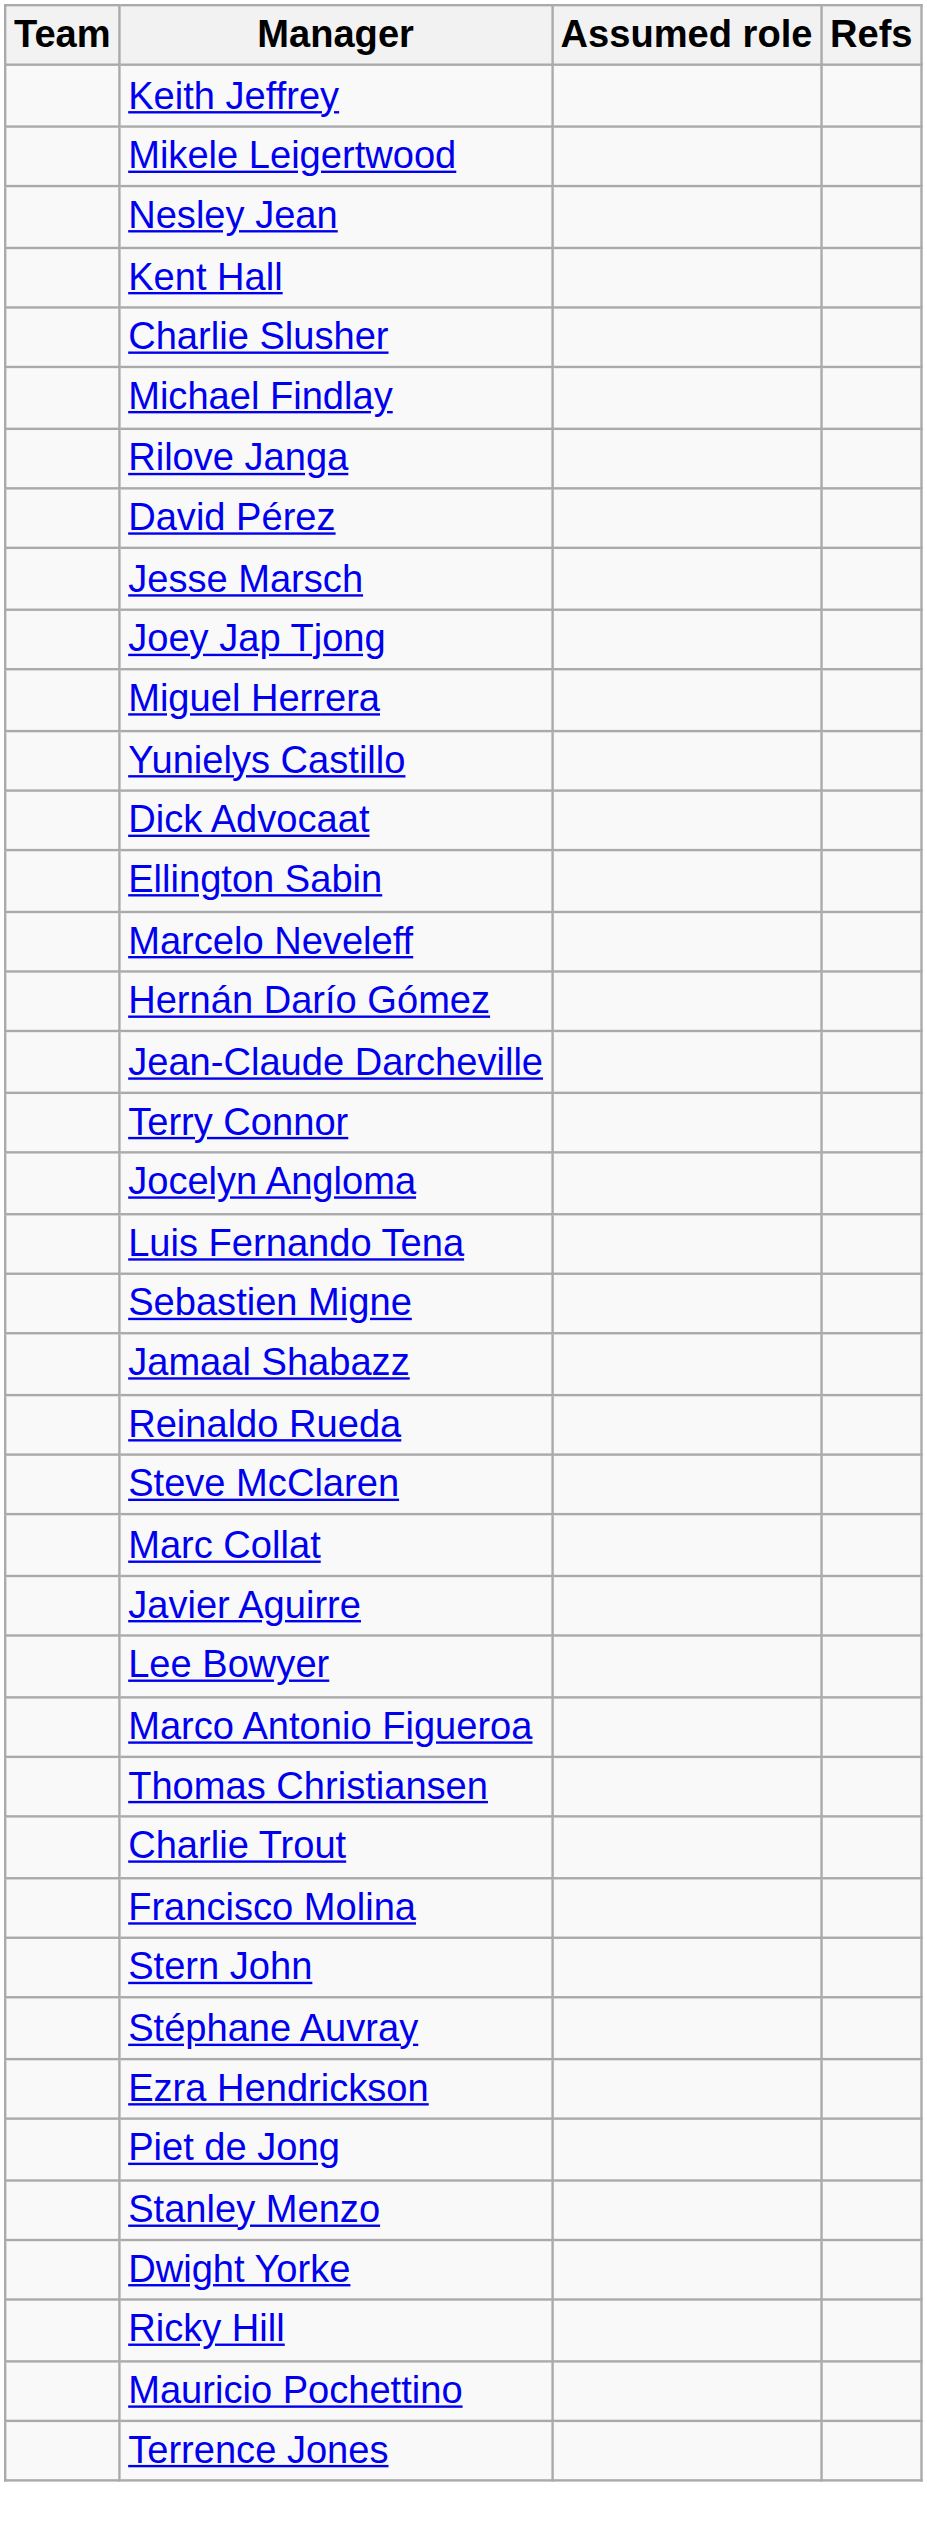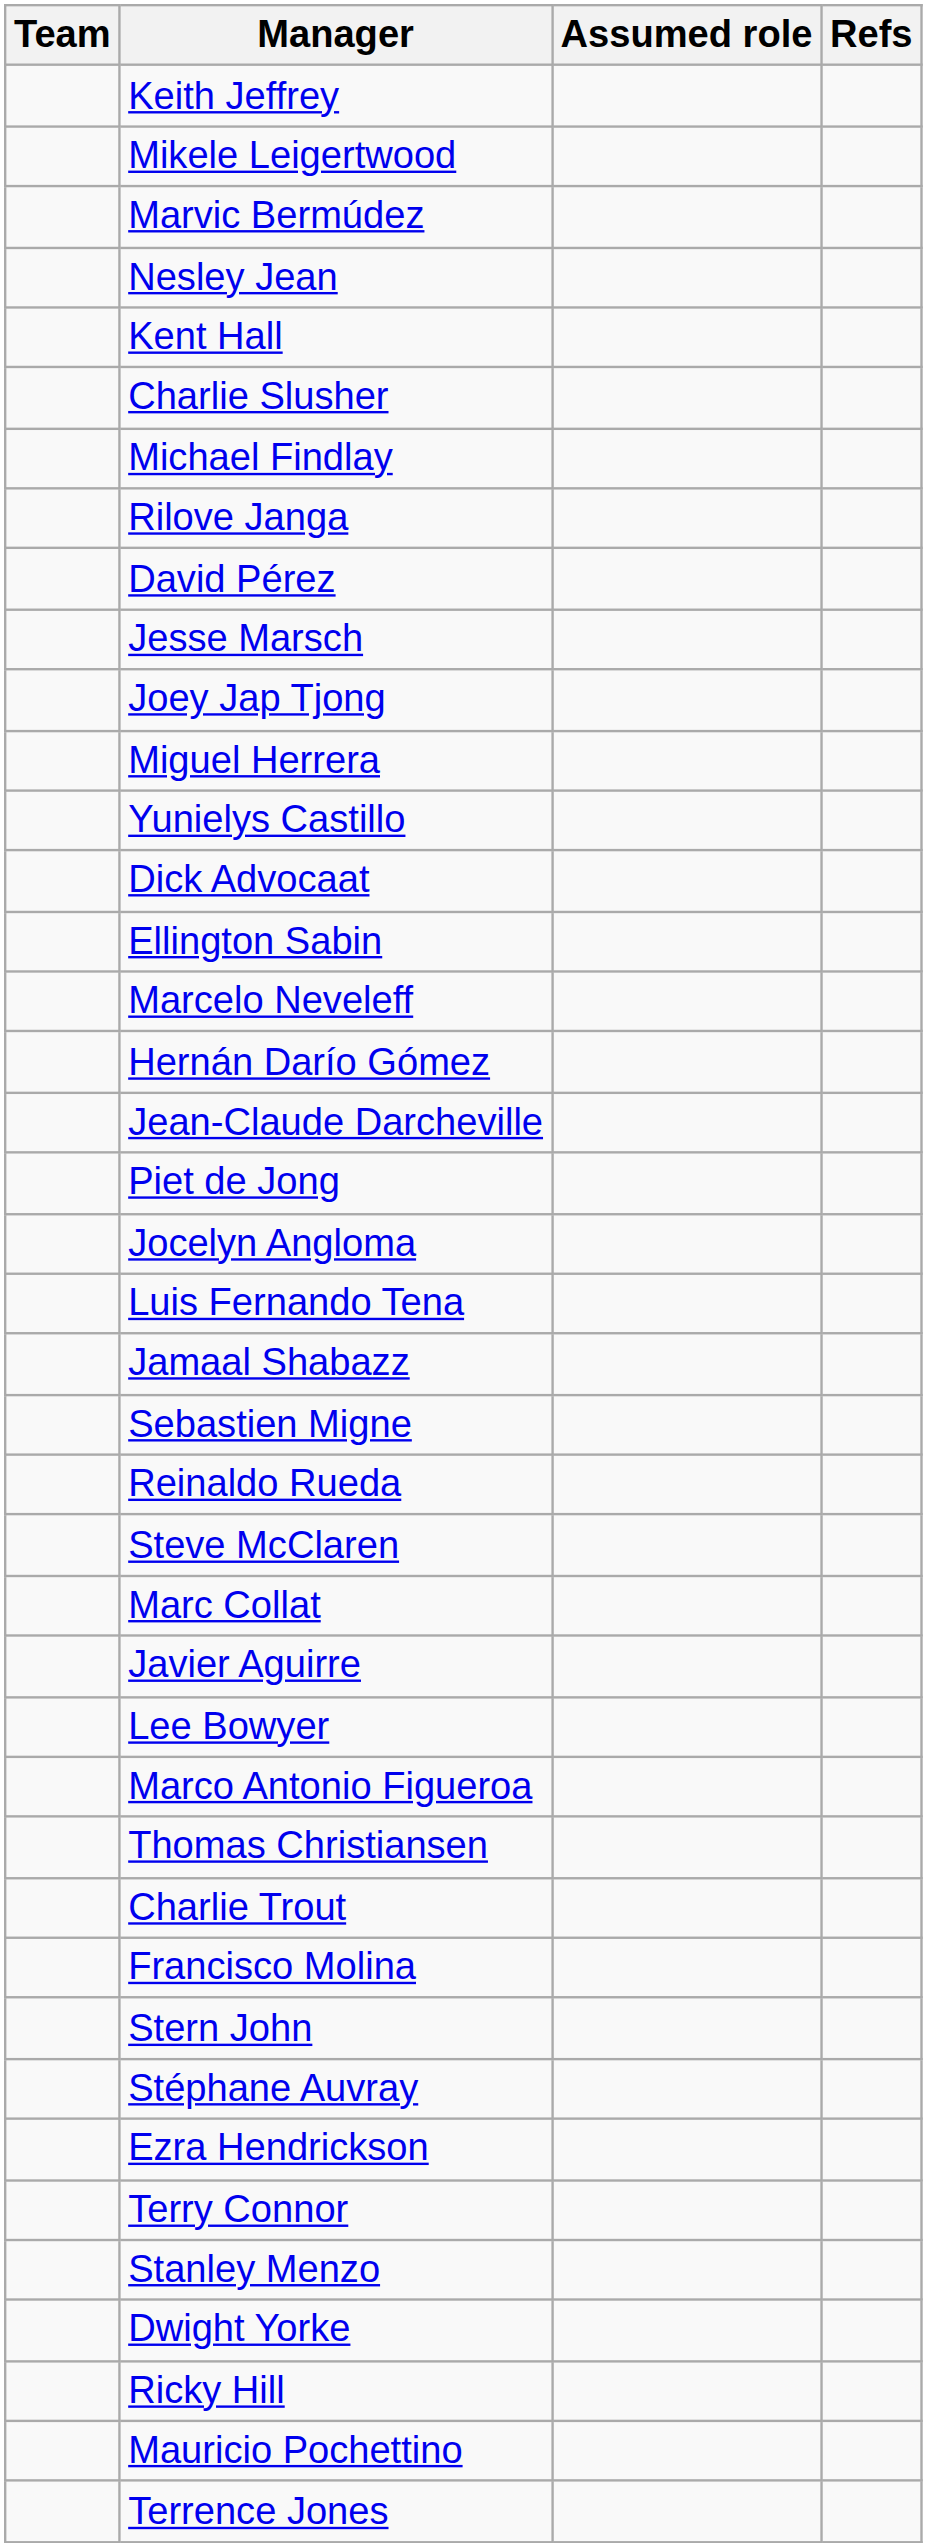+ row: (276, 215)
rows swapped: (238, 1121) <-> (234, 2148)
rows swapped: (269, 1363) <-> (270, 1302)
